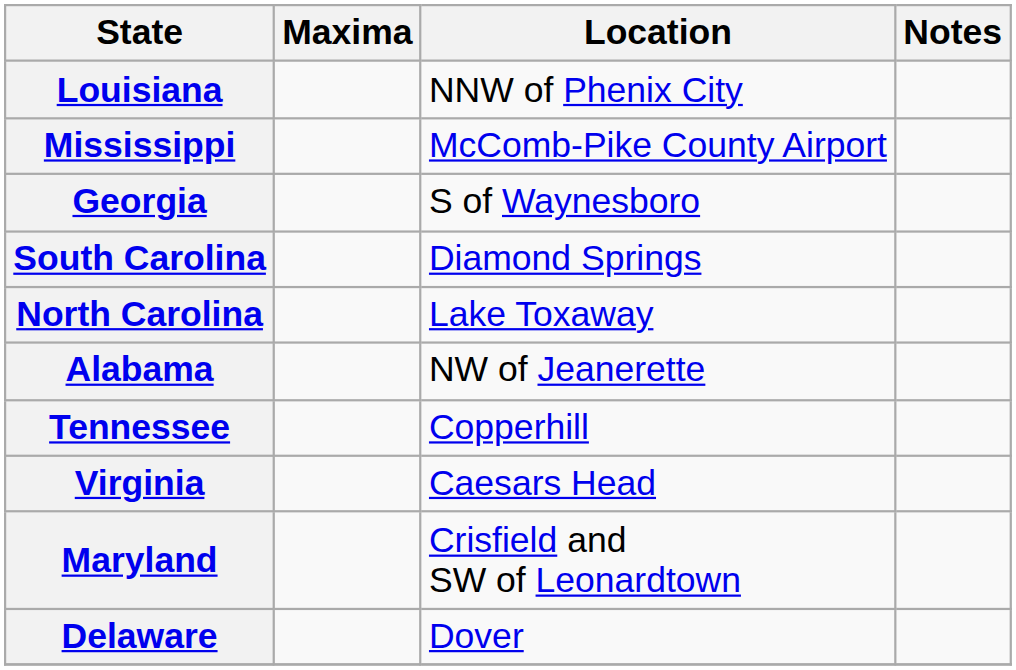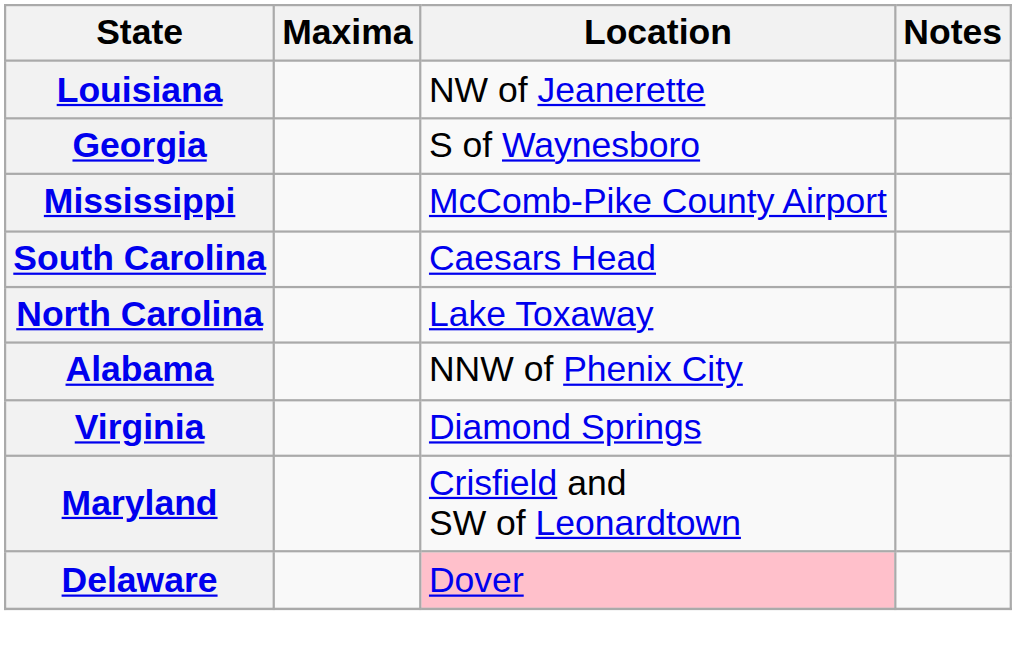(586, 88) NNW of Phenix City -> (567, 88) NW of Jeanerette
rows swapped: (140, 201) <-> (140, 145)
(565, 257) Diamond Springs -> (542, 257) Caesars Head
(567, 370) NW of Jeanerette -> (586, 370) NNW of Phenix City
- row: (140, 426)
(542, 483) Caesars Head -> (565, 426) Diamond Springs
(476, 635) no background -> (476, 579) pink background
